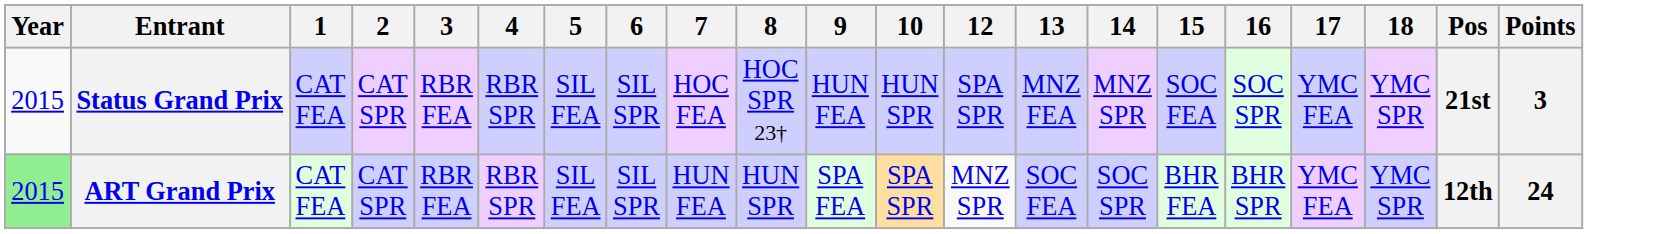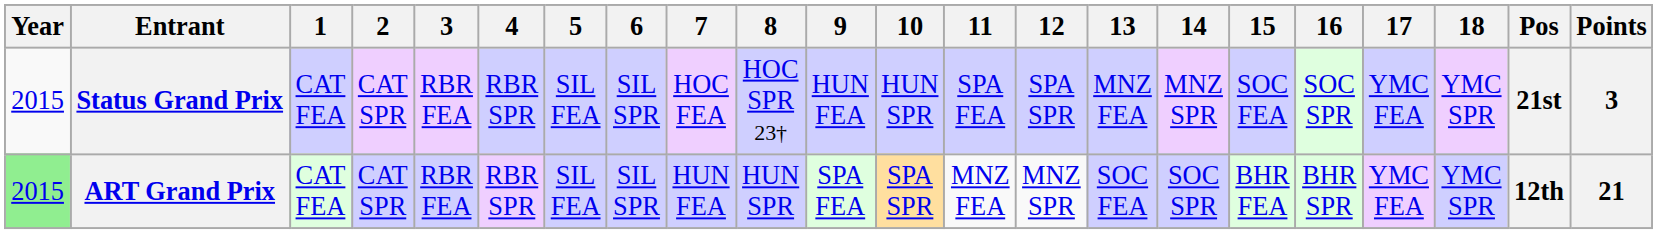+ column: (980, 25)
(1540, 190) 24 -> (1612, 190) 21
